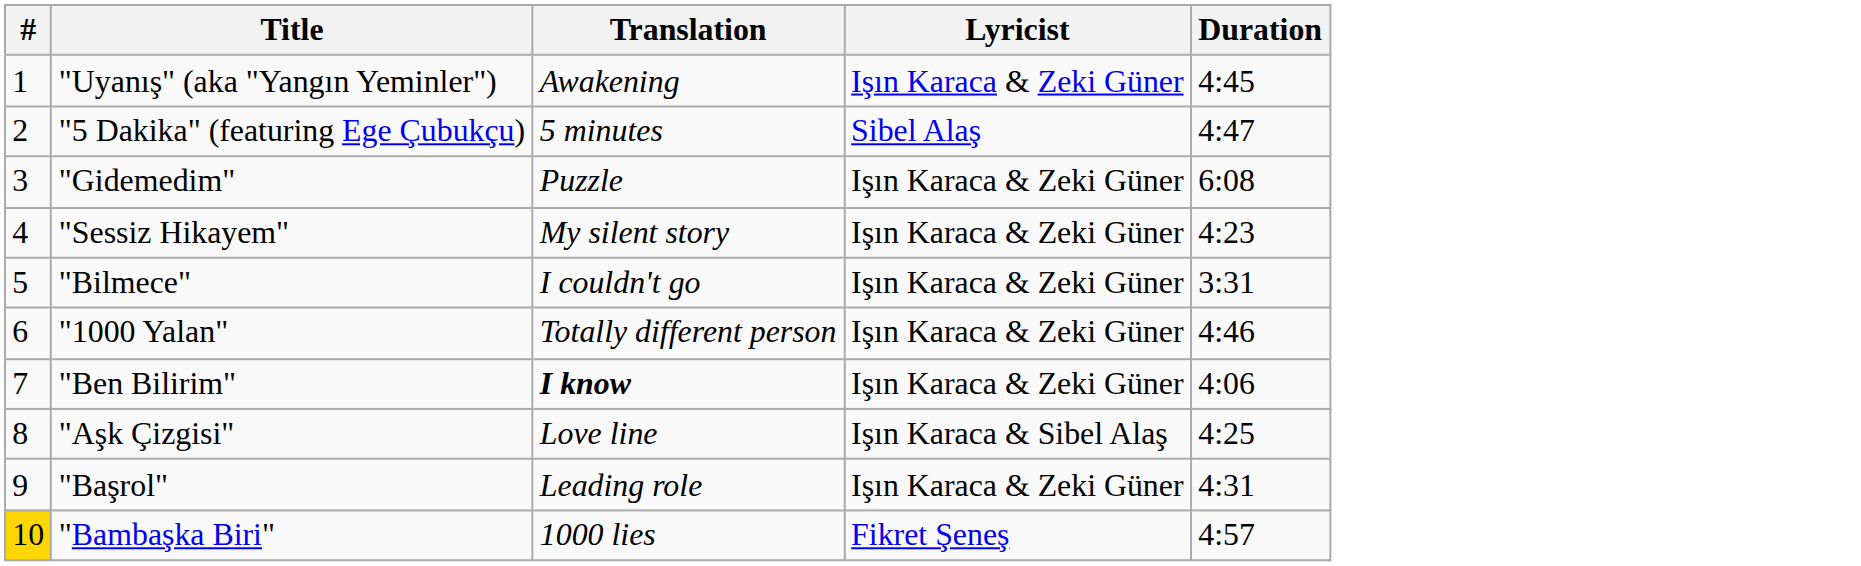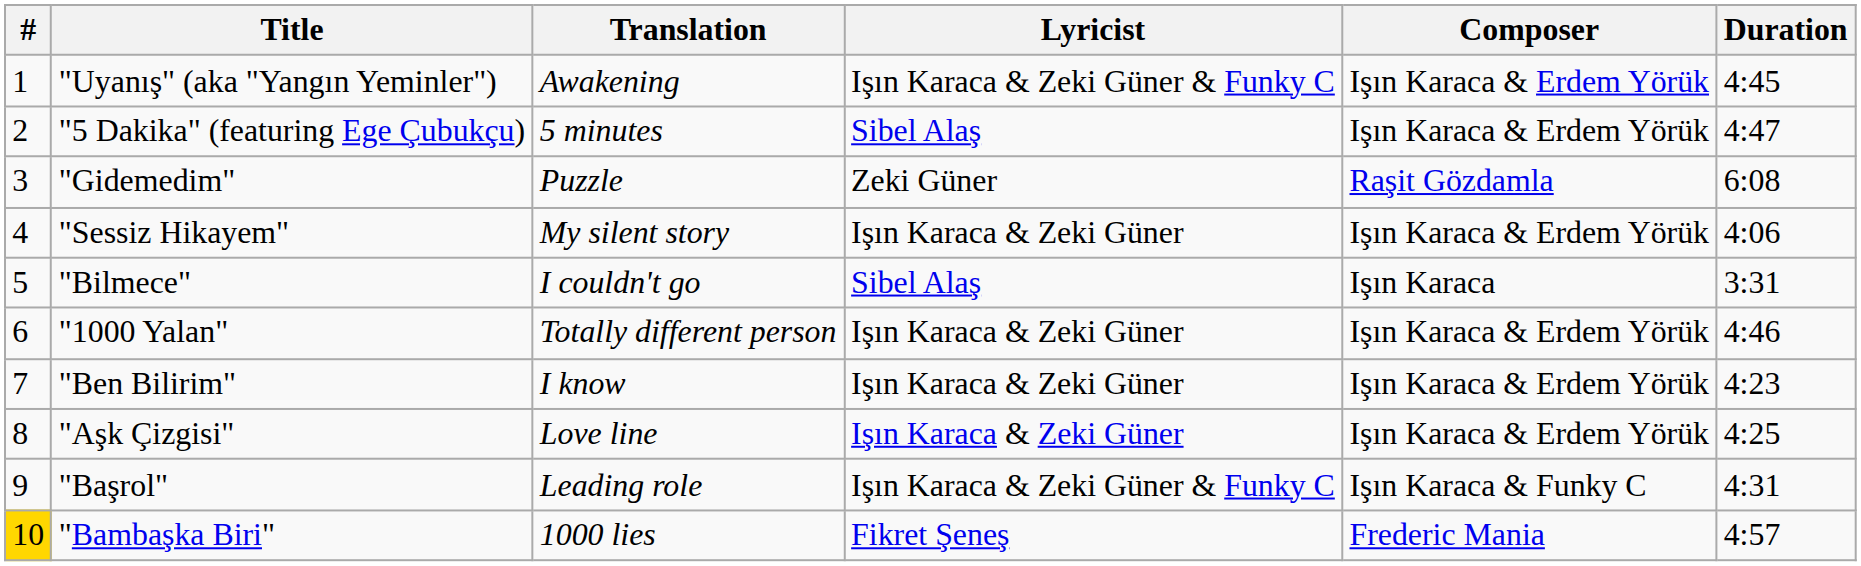+ column: (1529, 29)
(1017, 80) Işın Karaca & Zeki Güner -> (1093, 80) Işın Karaca & Zeki Güner & Funky C
(1017, 181) Işın Karaca & Zeki Güner -> (924, 181) Zeki Güner
(1227, 231) 4:23 -> (1752, 231) 4:06
(1017, 282) Işın Karaca & Zeki Güner -> (916, 282) Sibel Alaş
(585, 383) bold -> (583, 383) normal
(1227, 383) 4:06 -> (1752, 383) 4:23
(1009, 433) Işın Karaca & Sibel Alaş -> (1017, 433) Işın Karaca & Zeki Güner
(1017, 484) Işın Karaca & Zeki Güner -> (1093, 484) Işın Karaca & Zeki Güner & Funky C
